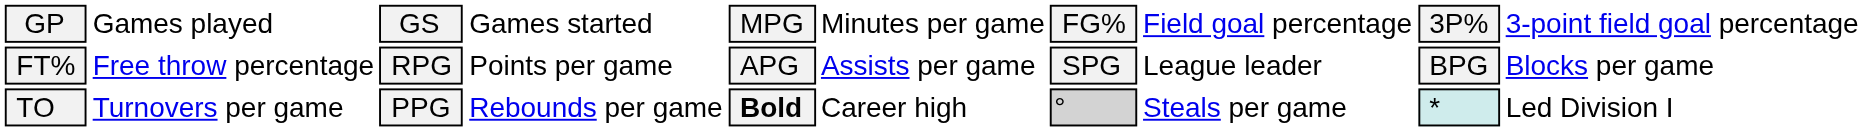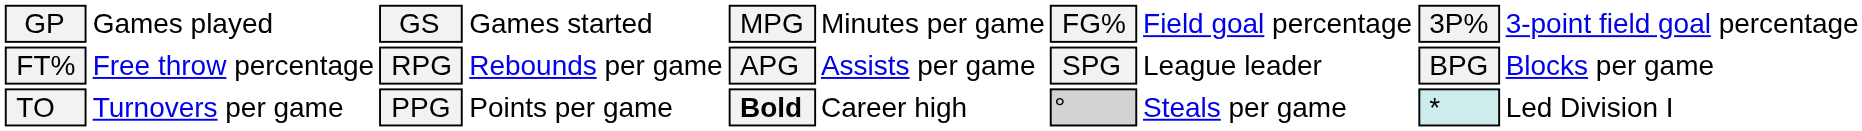(571, 66) Points per game -> (596, 66) Rebounds per game
(596, 107) Rebounds per game -> (571, 107) Points per game
